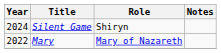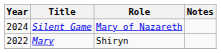(112, 26) Shiryn -> (139, 26) Mary of Nazareth
(139, 41) Mary of Nazareth -> (112, 41) Shiryn
